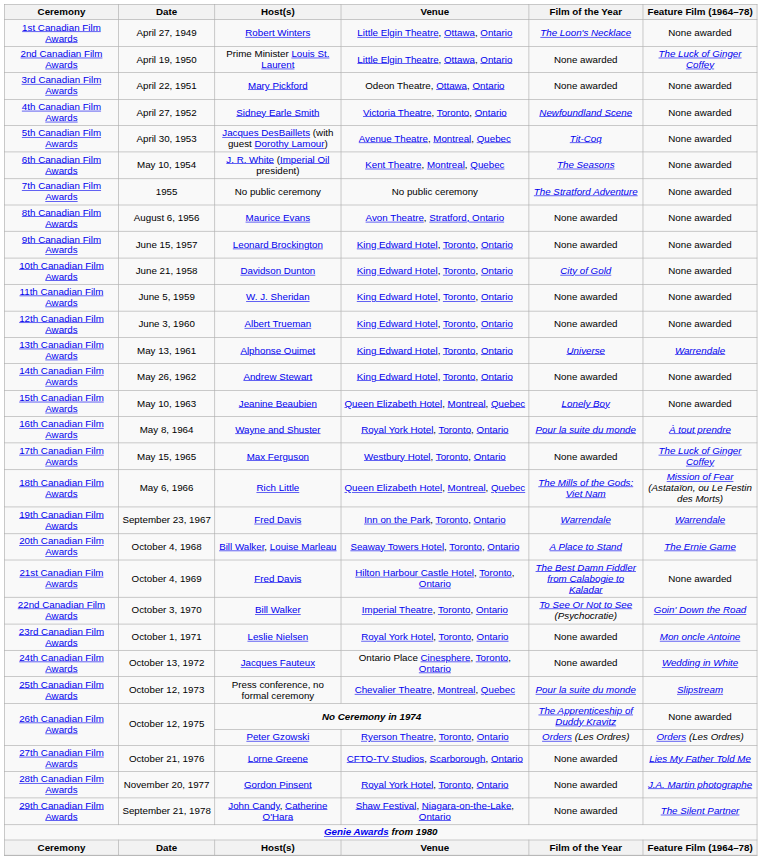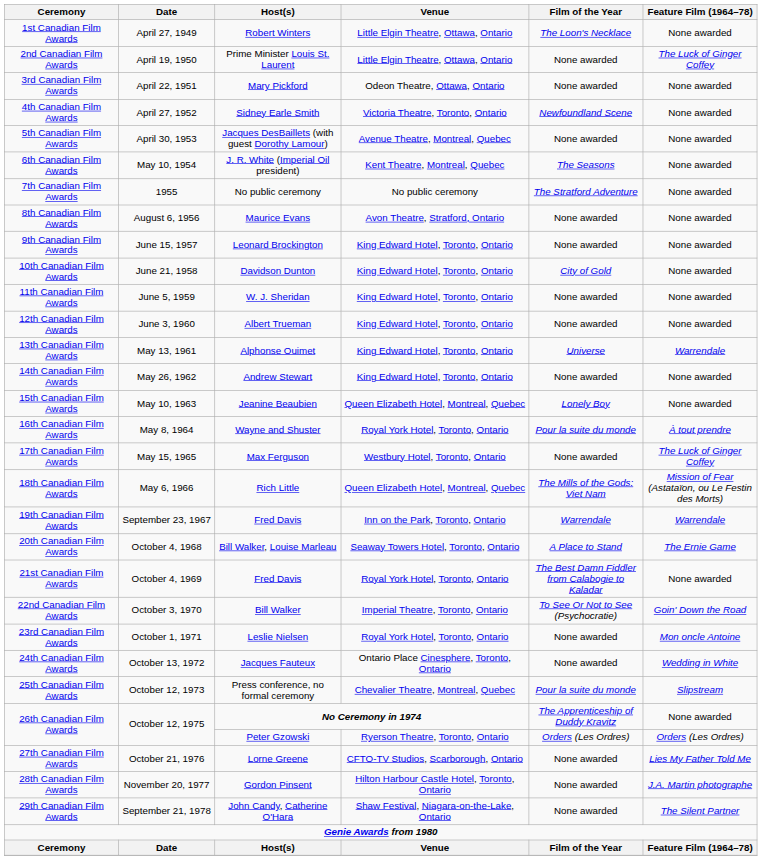(586, 139) Tit-Coq -> (586, 139) None awarded
(435, 578) Hilton Harbour Castle Hotel, Toronto, Ontario -> (435, 578) Royal York Hotel, Toronto, Ontario
(435, 785) Royal York Hotel, Toronto, Ontario -> (435, 785) Hilton Harbour Castle Hotel, Toronto, Ontario
